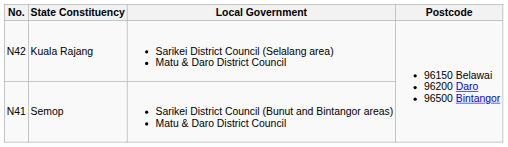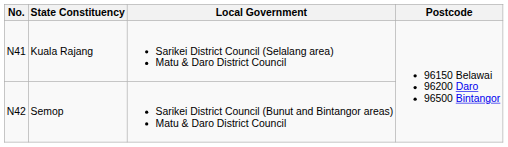(16, 51) N42 -> (16, 51) N41
(16, 112) N41 -> (16, 112) N42
